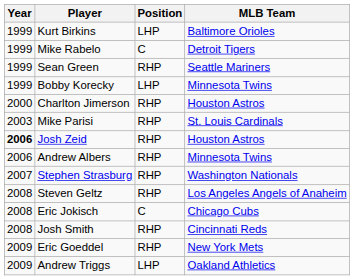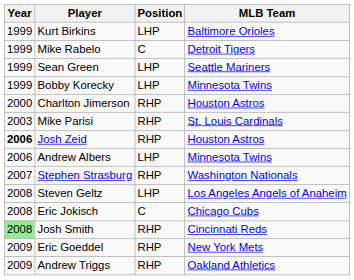(149, 67) RHP -> (148, 67) LHP
(149, 157) RHP -> (148, 157) LHP
(149, 193) RHP -> (148, 193) LHP
(20, 229) no background -> (20, 229) lightgreen background
(148, 265) LHP -> (149, 265) RHP
